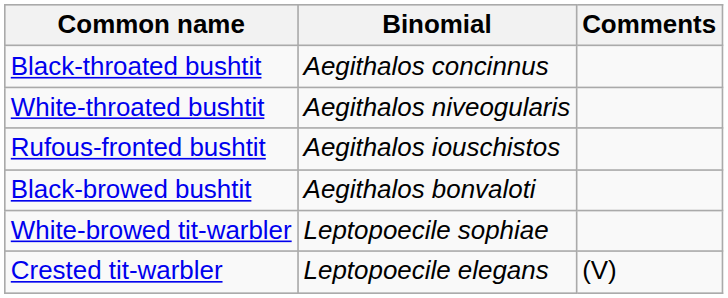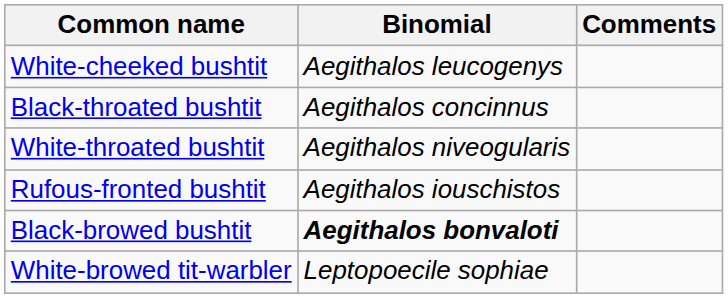+ row: (139, 66)
(420, 189) normal -> (431, 230) bold
- row: (117, 271)
